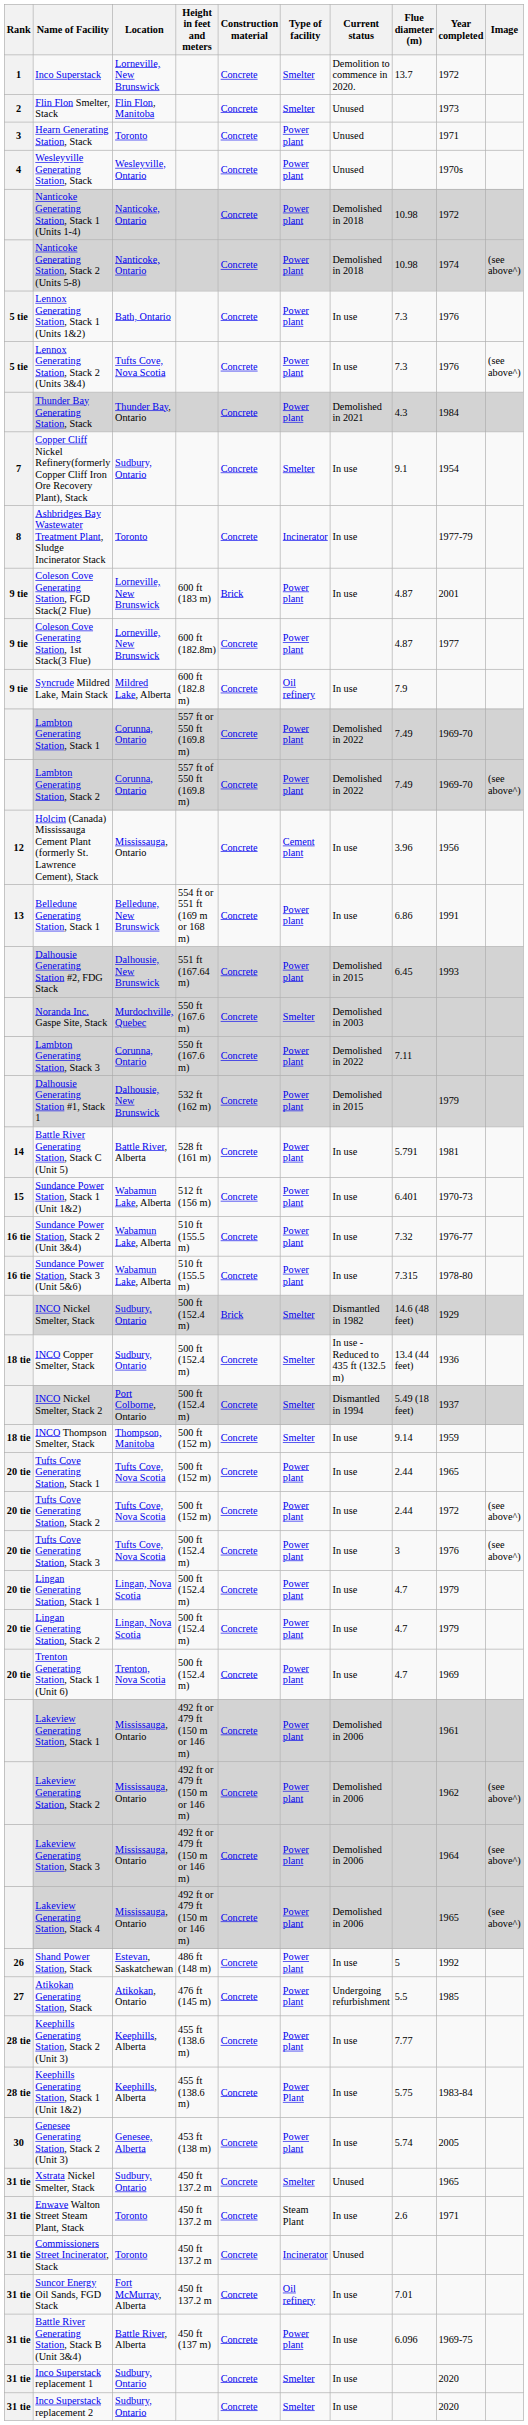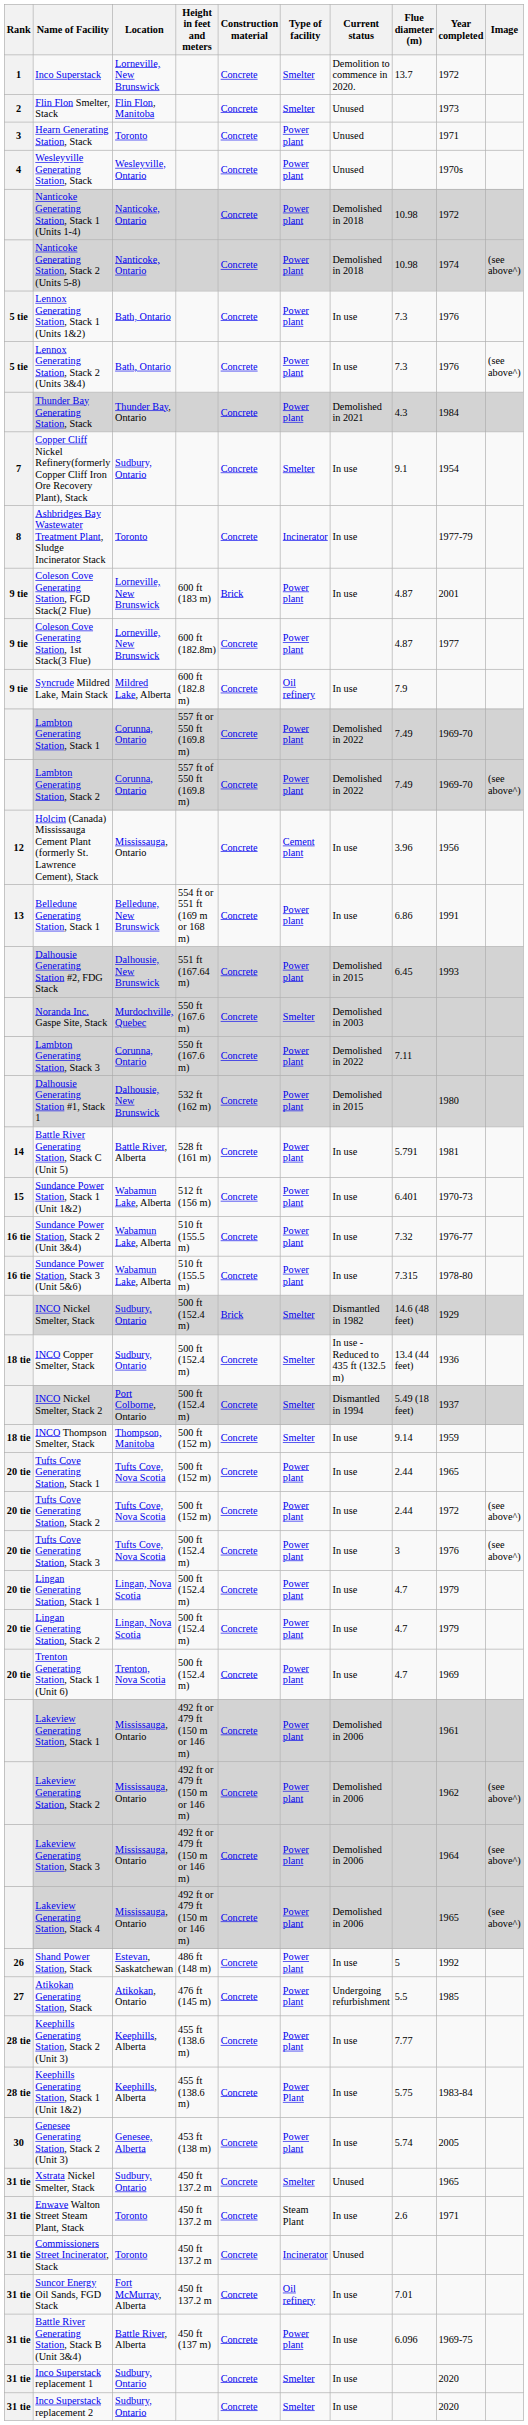(140, 367) Tufts Cove, Nova Scotia -> (143, 367) Bath, Ontario
(449, 1101) 1979 -> (449, 1101) 1980
